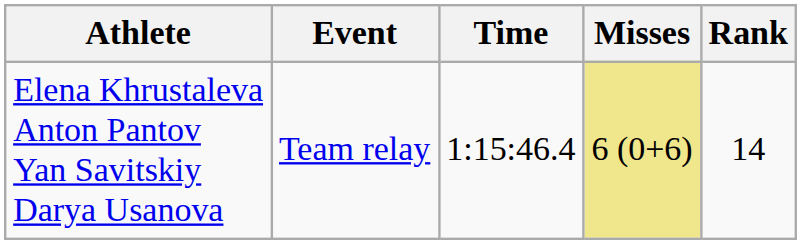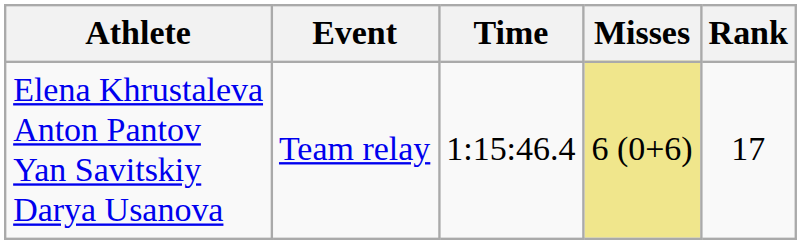(748, 149) 14 -> (748, 149) 17
